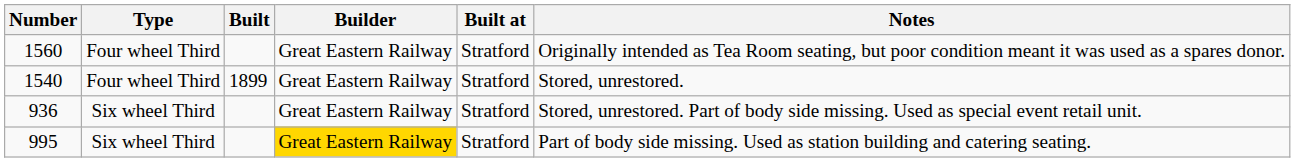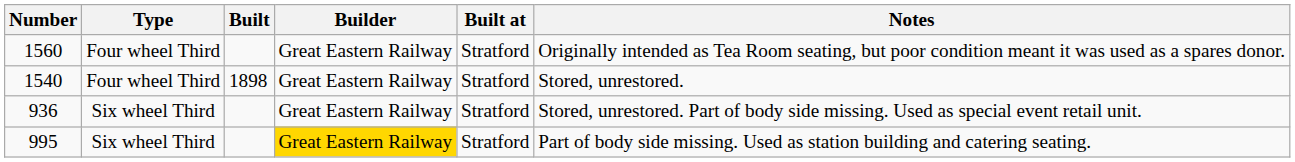(248, 80) 1899 -> (248, 80) 1898
